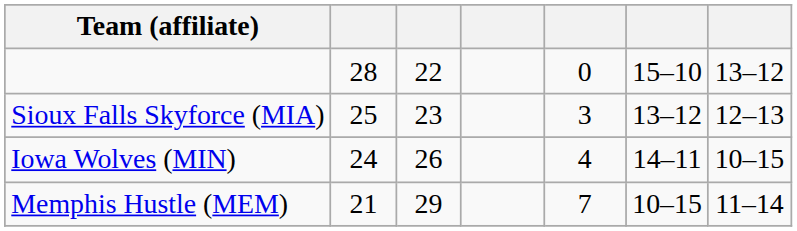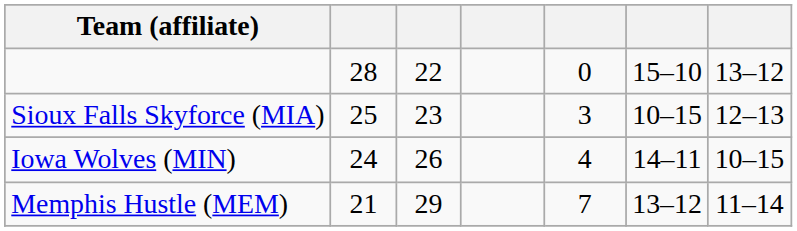(667, 114) 13–12 -> (667, 114) 10–15
(667, 203) 10–15 -> (667, 203) 13–12
